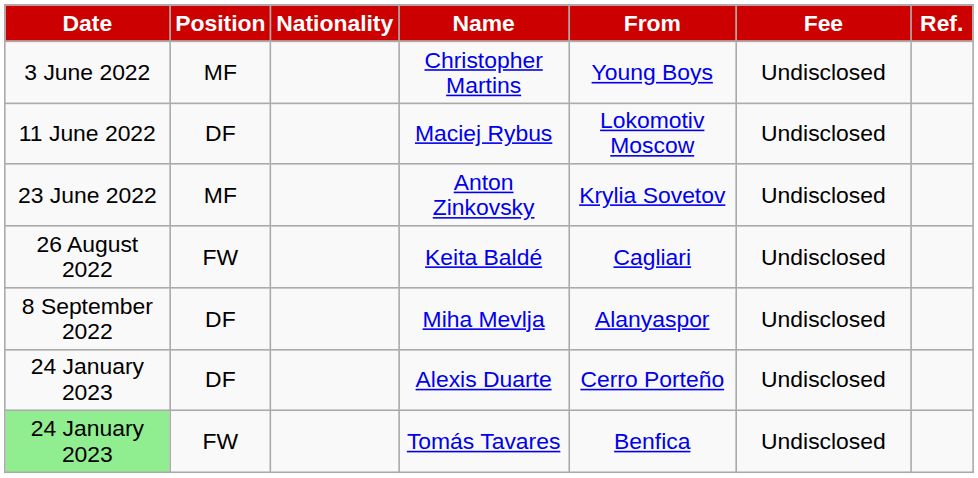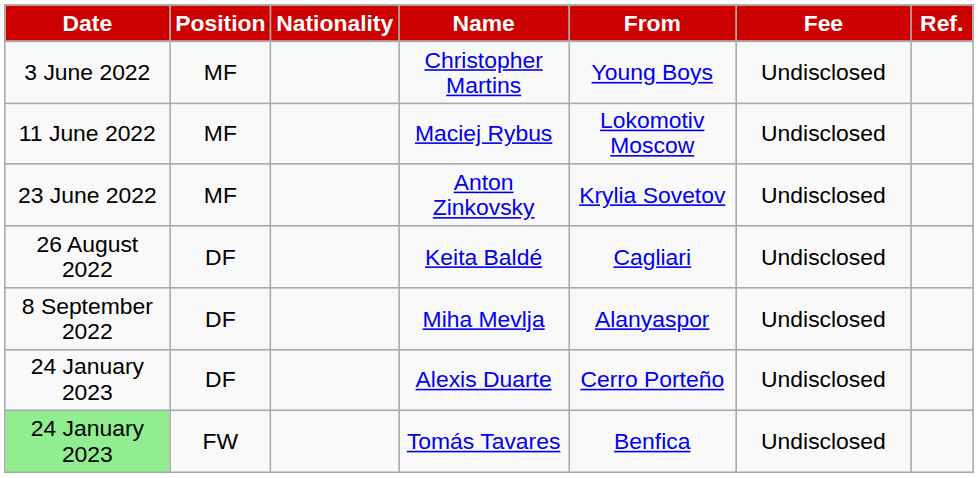(220, 134) DF -> (220, 134) MF
(220, 257) FW -> (220, 257) DF
